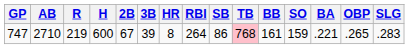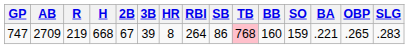(47, 33) 2710 -> (47, 33) 2709
(103, 33) 600 -> (103, 33) 668
(272, 33) 161 -> (272, 33) 160
